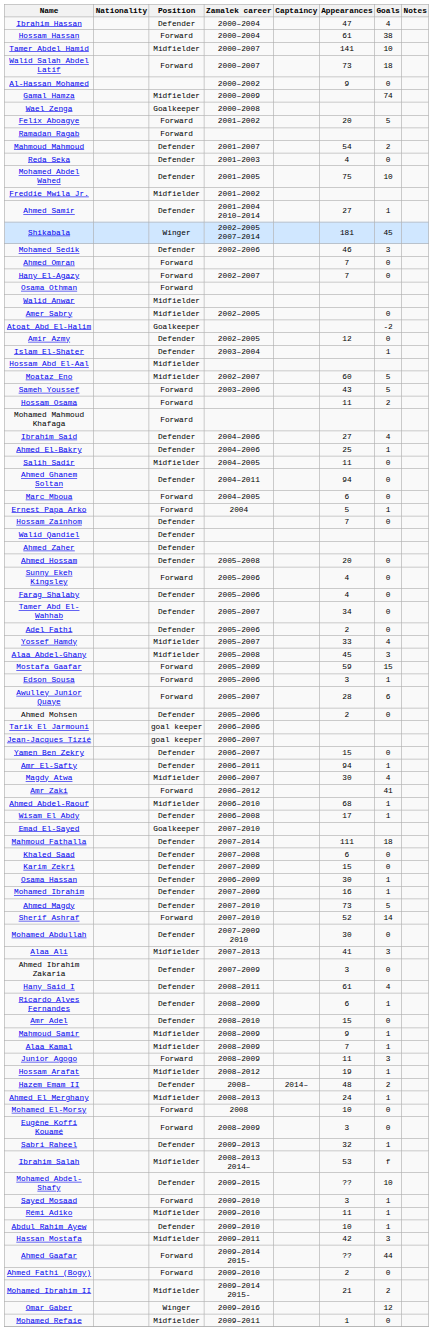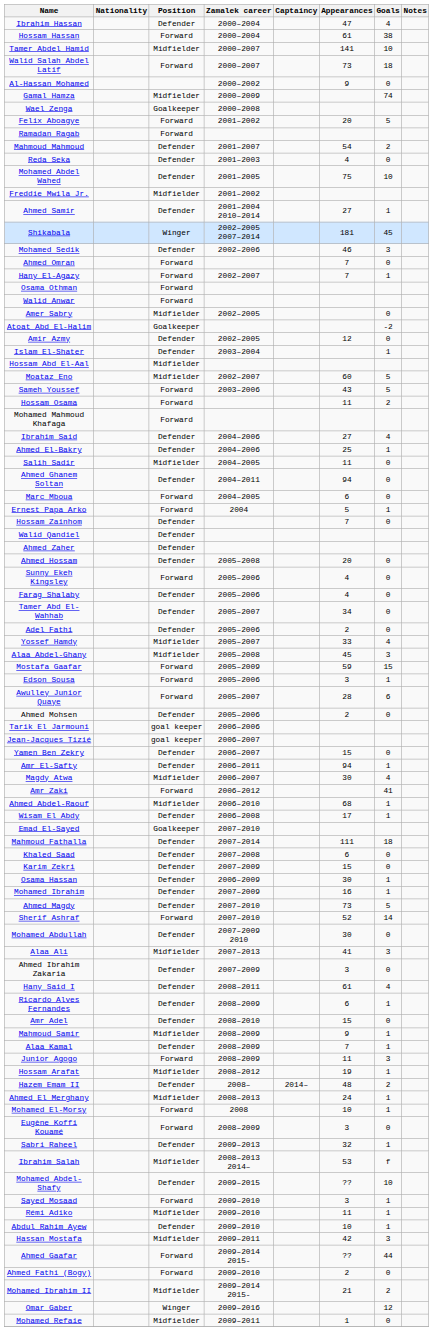(388, 275) 0 -> (388, 275) 1
(177, 301) Midfielder -> (177, 301) Forward
(177, 1047) Midfielder -> (177, 1047) Defender
(388, 1110) 0 -> (388, 1110) 1
